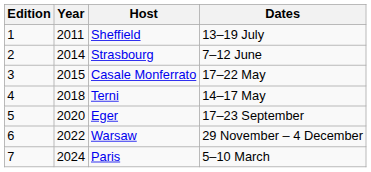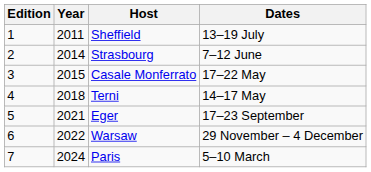(71, 116) 2020 -> (71, 116) 2021
